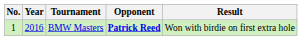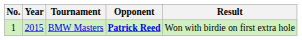(34, 27) 2016 -> (34, 27) 2015
